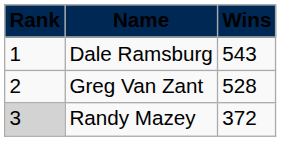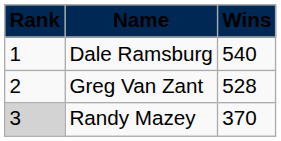(240, 53) 543 -> (240, 53) 540
(240, 119) 372 -> (240, 119) 370
